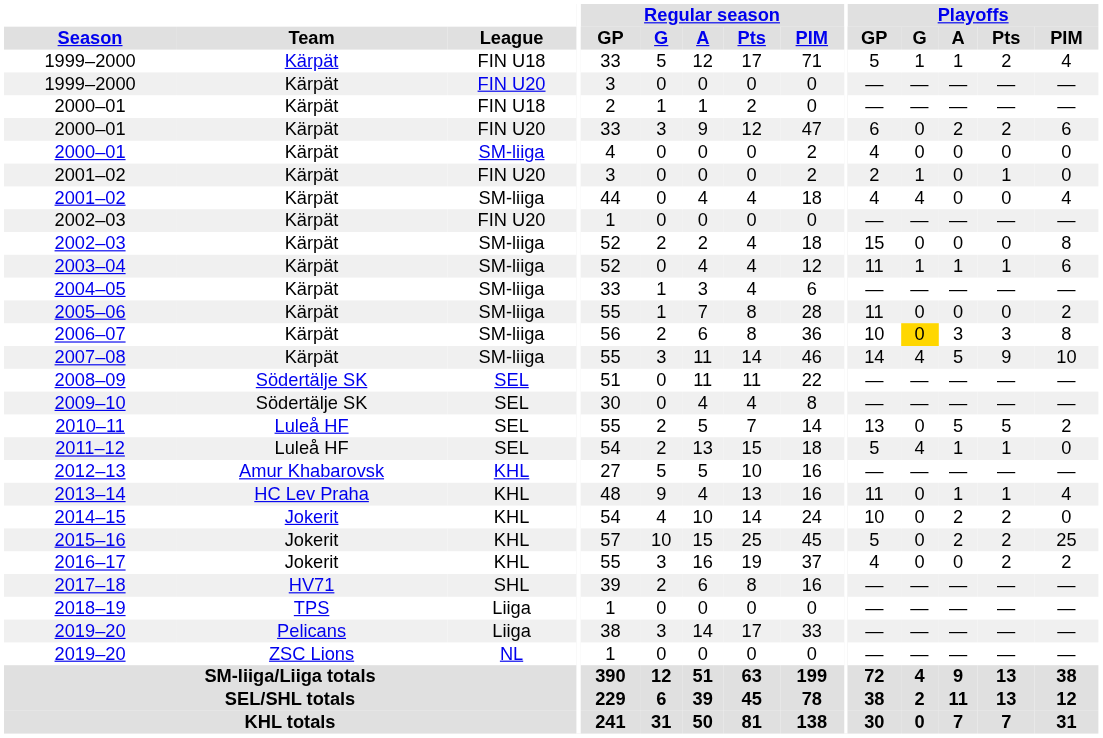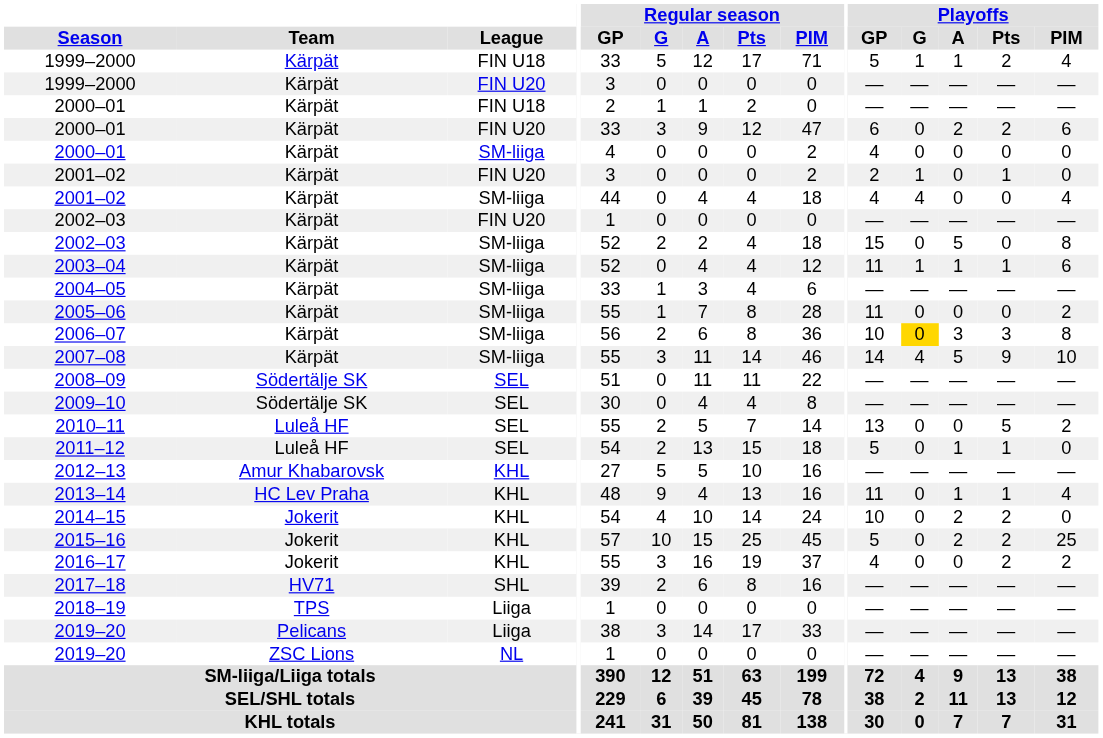(958, 243) 0 -> (958, 243) 5
(958, 425) 5 -> (958, 425) 0
(919, 448) 4 -> (919, 448) 0
